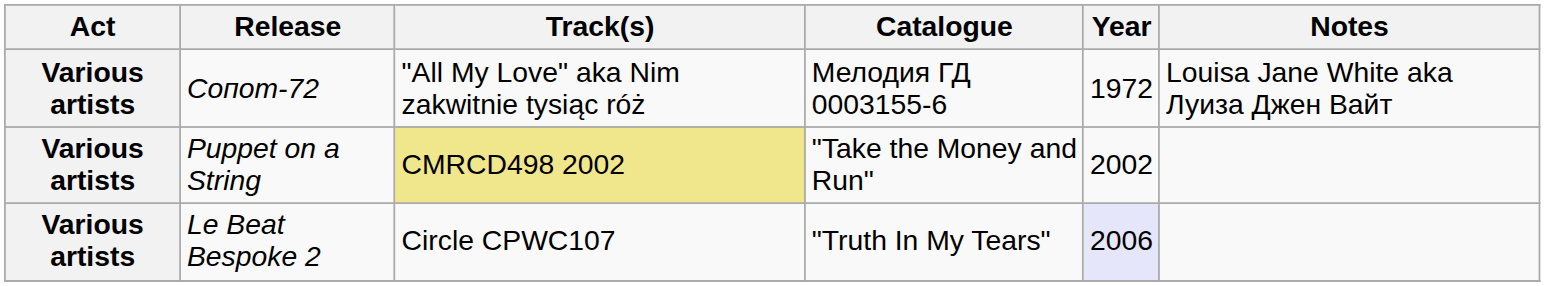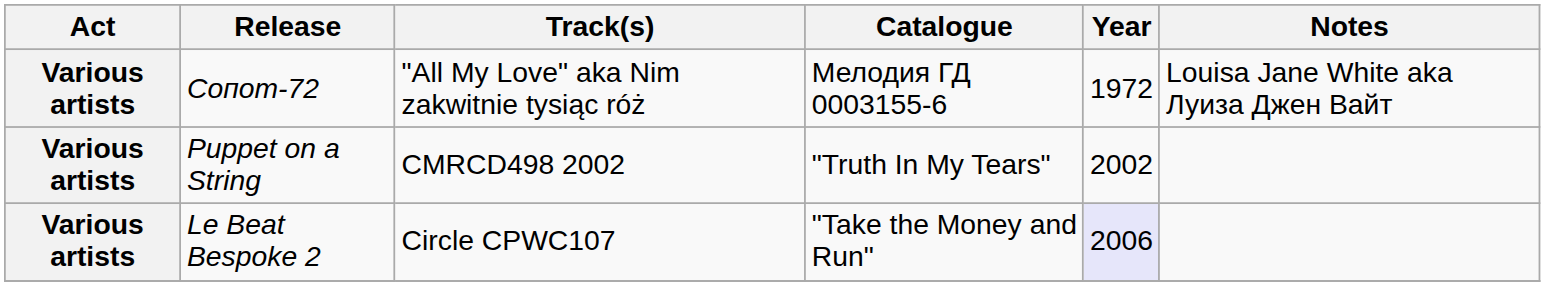(513, 164) khaki background -> (513, 164) no background
(944, 164) "Take the Money and Run" -> (931, 164) "Truth In My Tears"
(931, 241) "Truth In My Tears" -> (944, 241) "Take the Money and Run"
